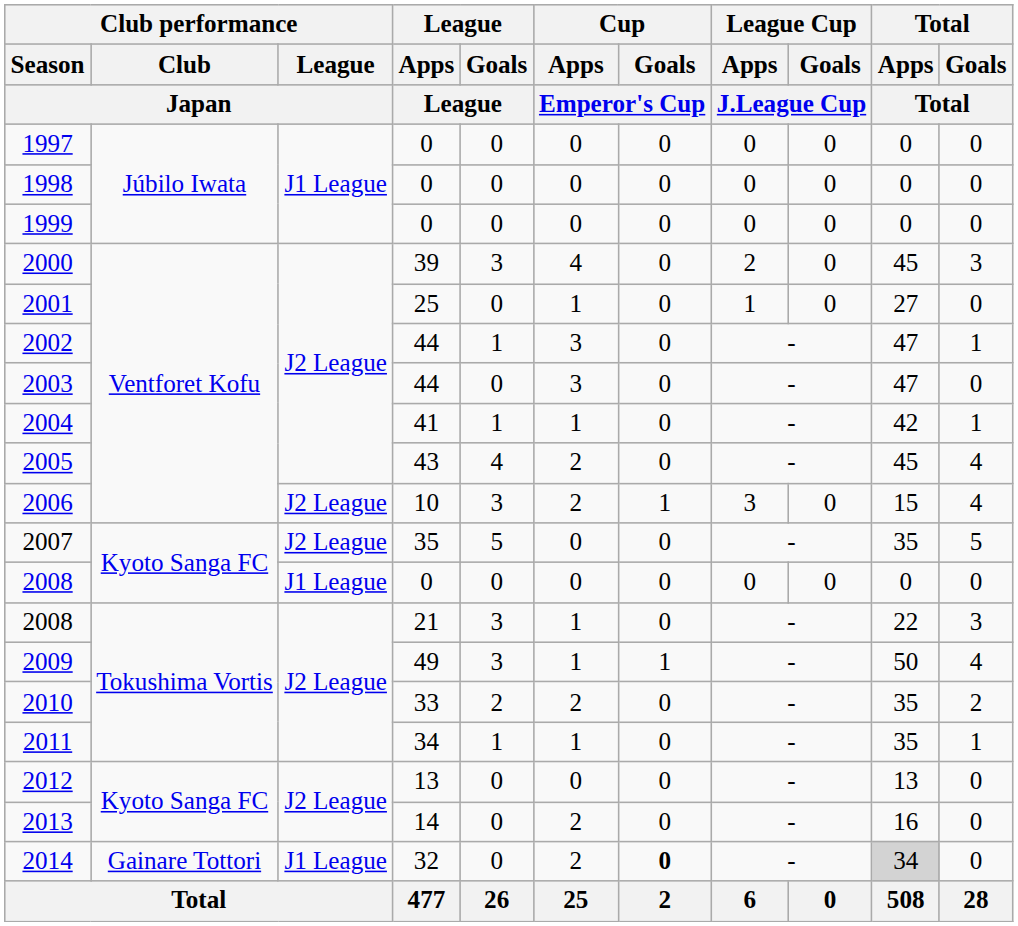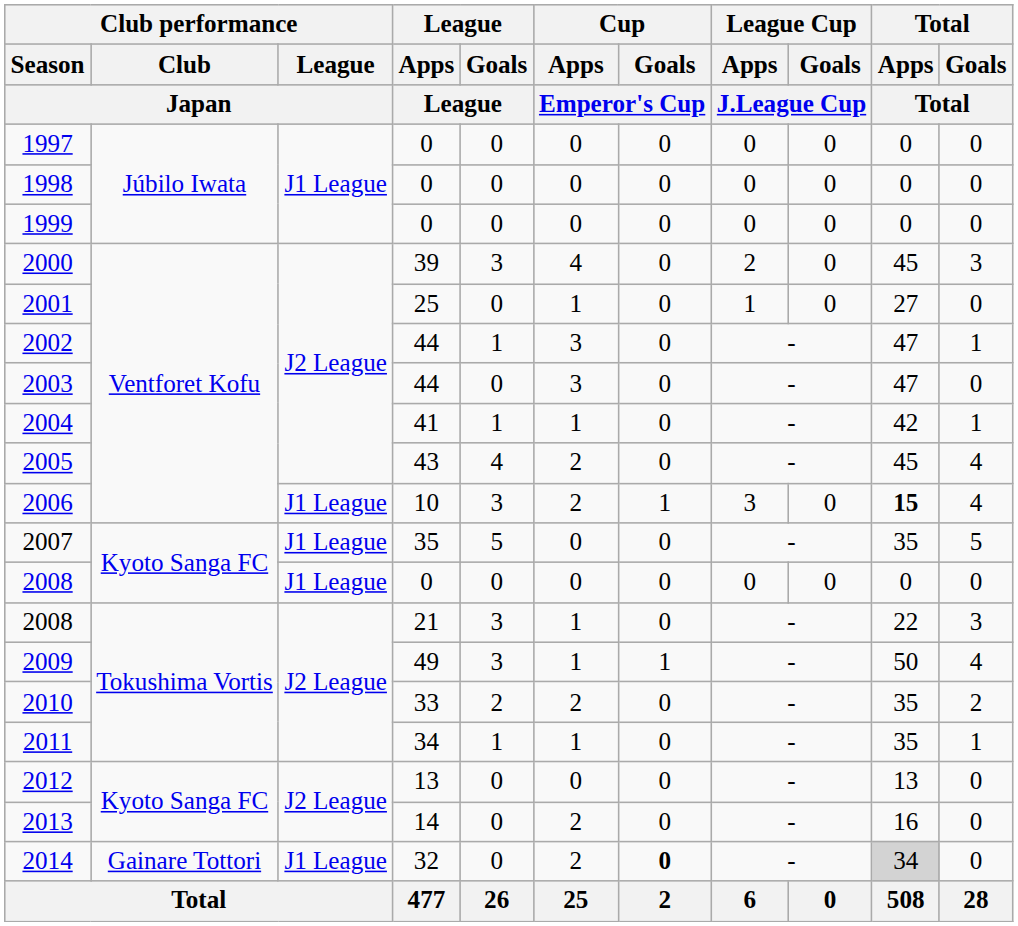(336, 502) J2 League -> (336, 502) J1 League
(906, 502) normal -> (906, 502) bold
(336, 542) J2 League -> (336, 542) J1 League
